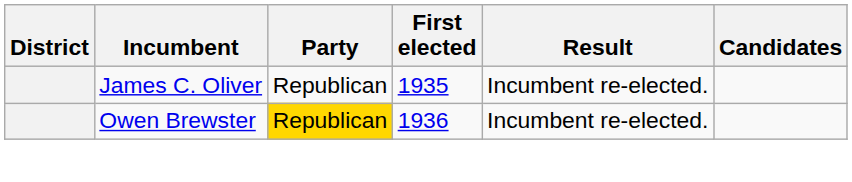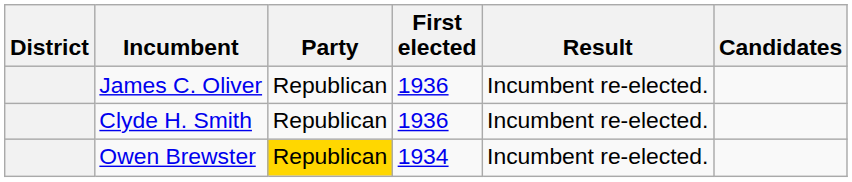(423, 84) 1935 -> (423, 84) 1936
+ row: (176, 120)
(423, 120) 1936 -> (423, 157) 1934
